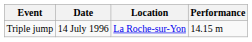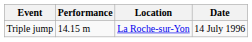columns swapped: (218, 12) <-> (83, 12)
